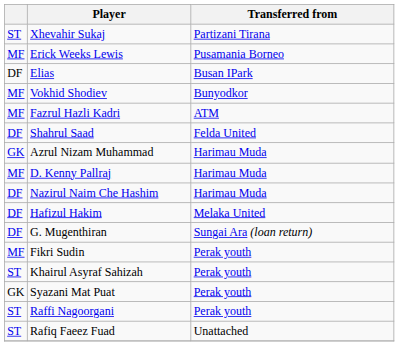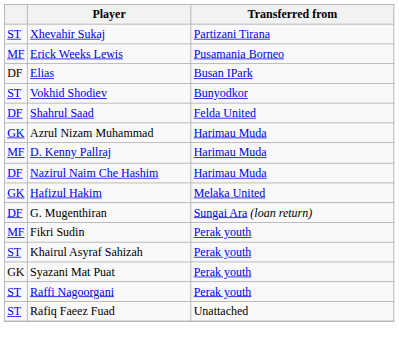(16, 93) MF -> (14, 93) ST
- row: (75, 113)
(15, 212) DF -> (16, 192) GK
